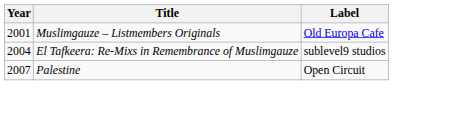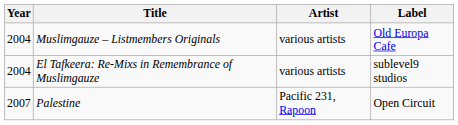+ column: (324, 13)
(19, 32) 2001 -> (19, 39) 2004
